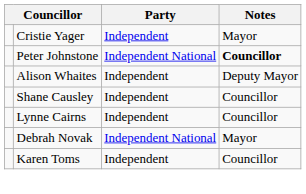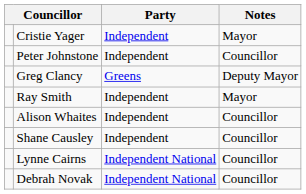(160, 55) Independent National -> (136, 55) Independent
(252, 55) bold -> (250, 55) normal
+ row: (50, 76)
+ row: (44, 96)
(260, 76) Deputy Mayor -> (250, 117) Councillor
(136, 117) Independent -> (160, 158) Independent National
(239, 138) Mayor -> (250, 179) Councillor
- row: (48, 158)
